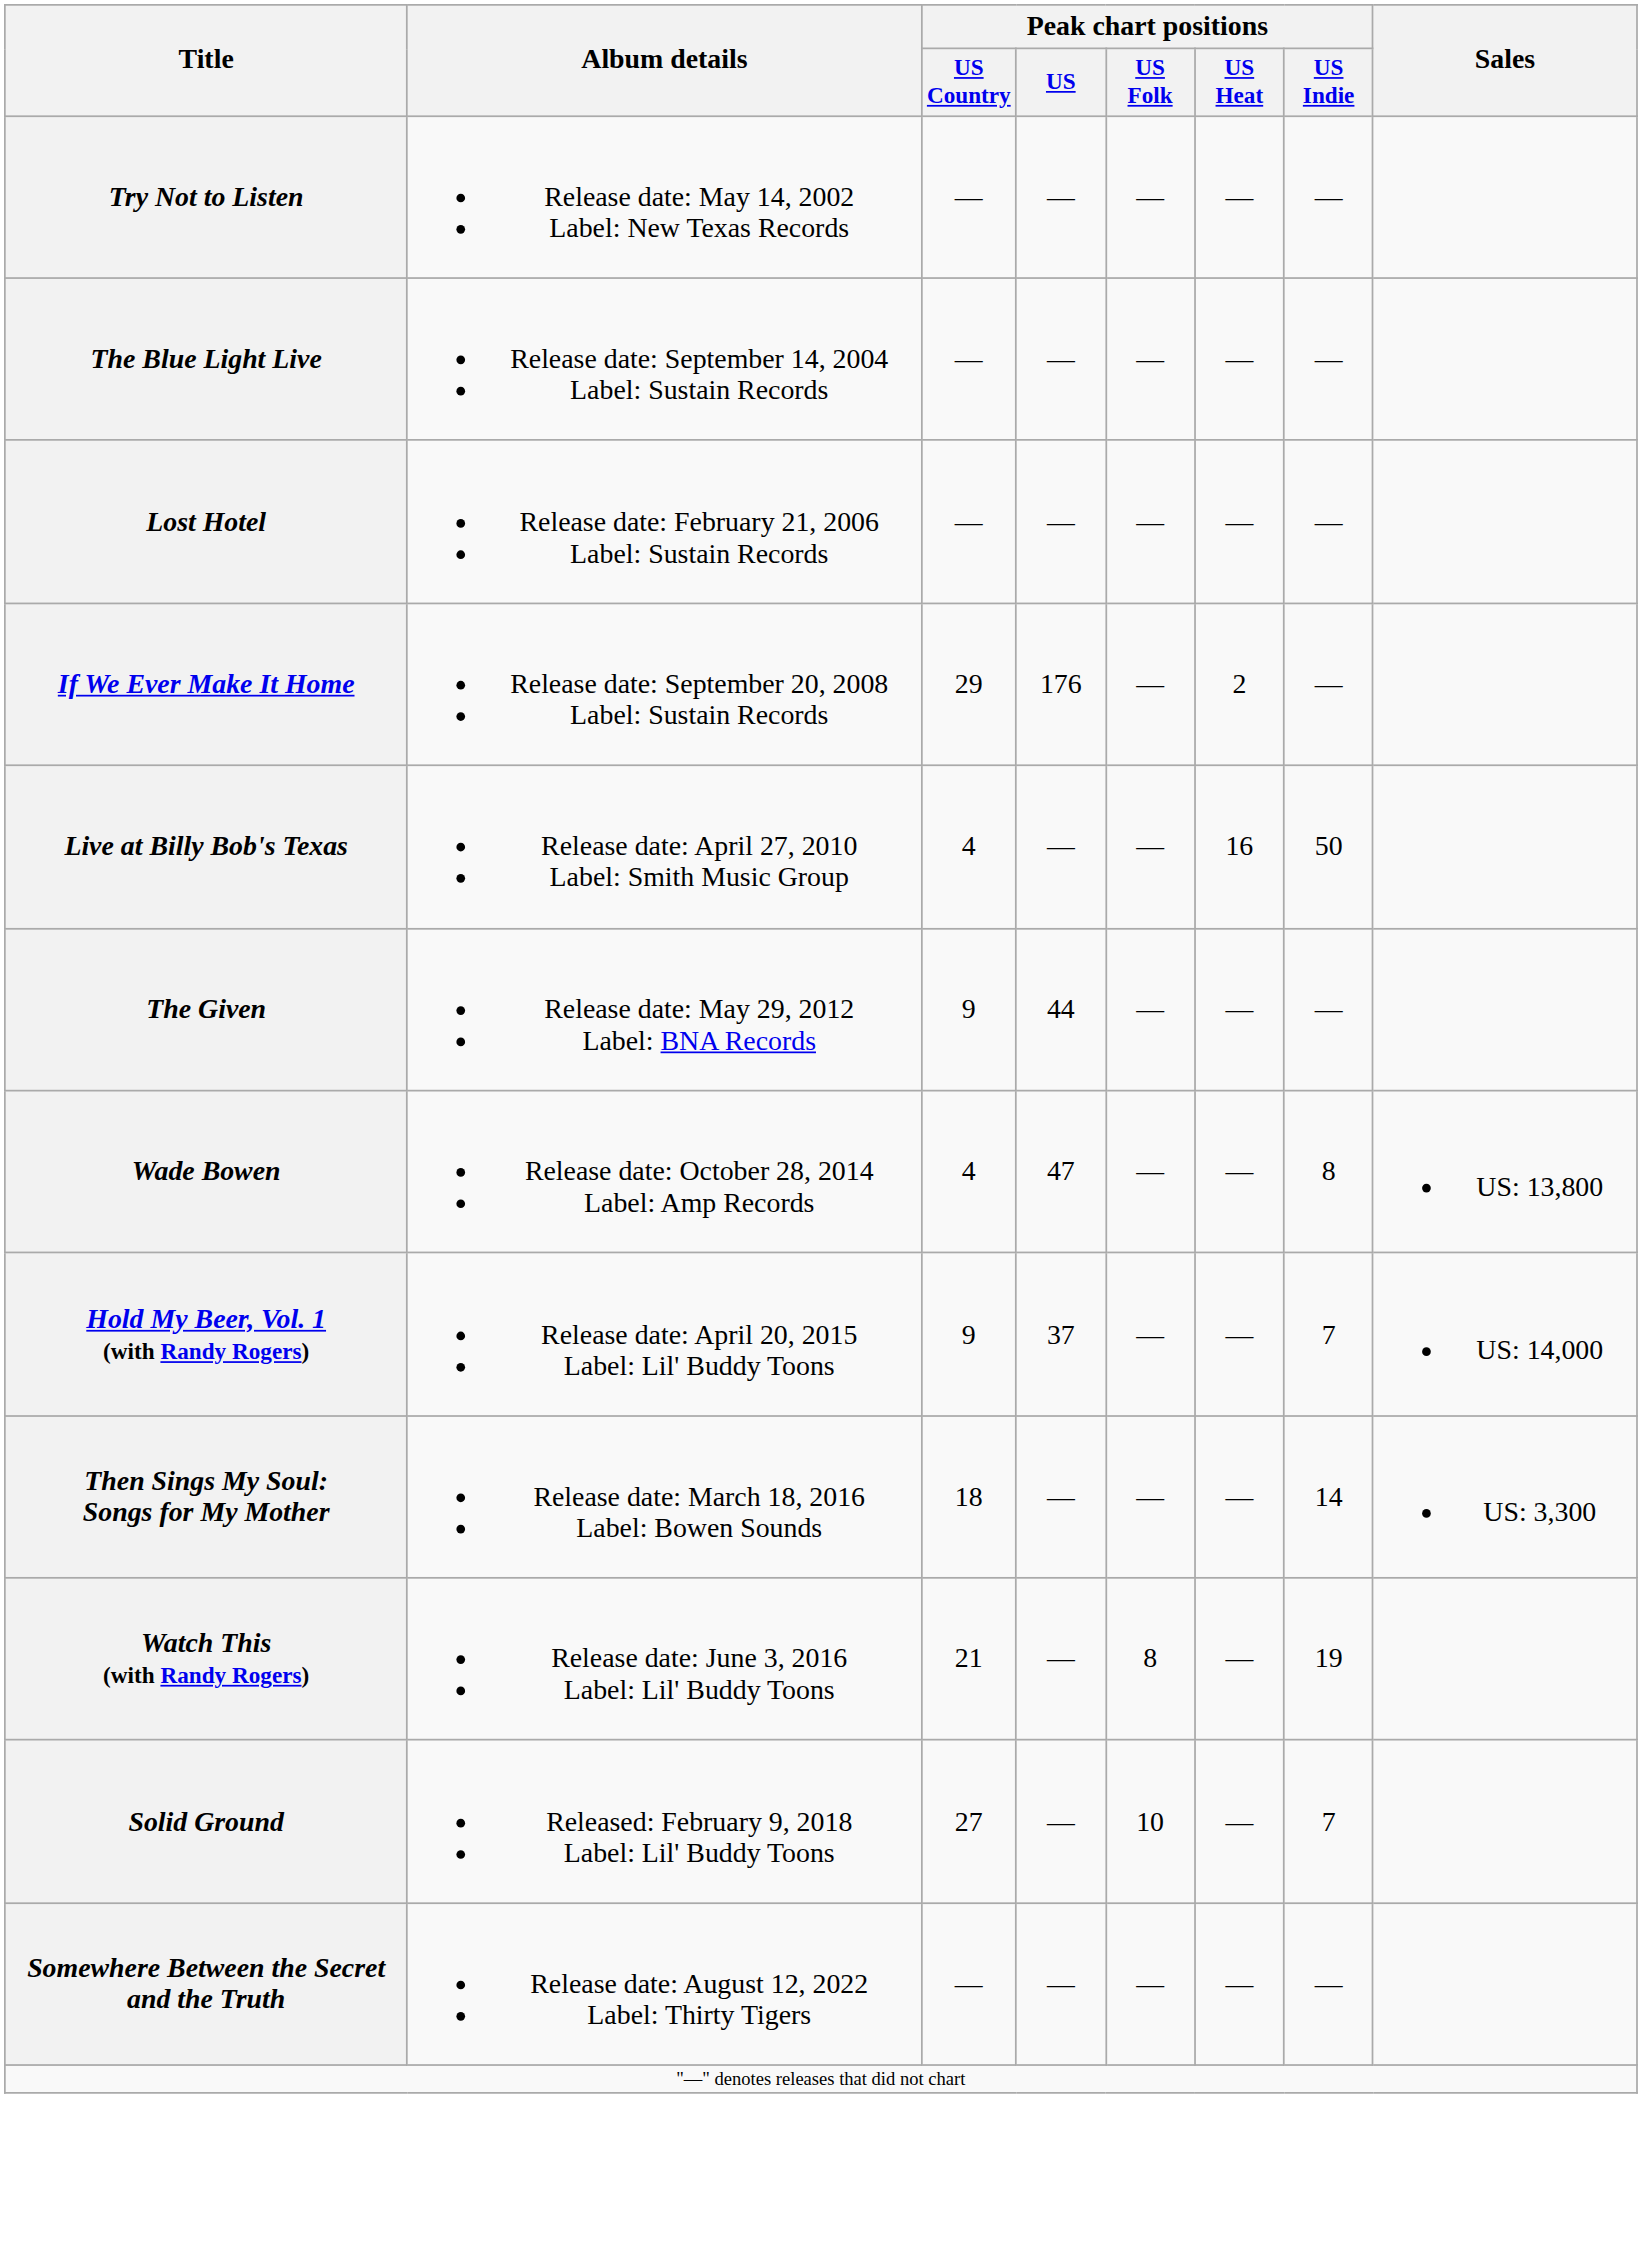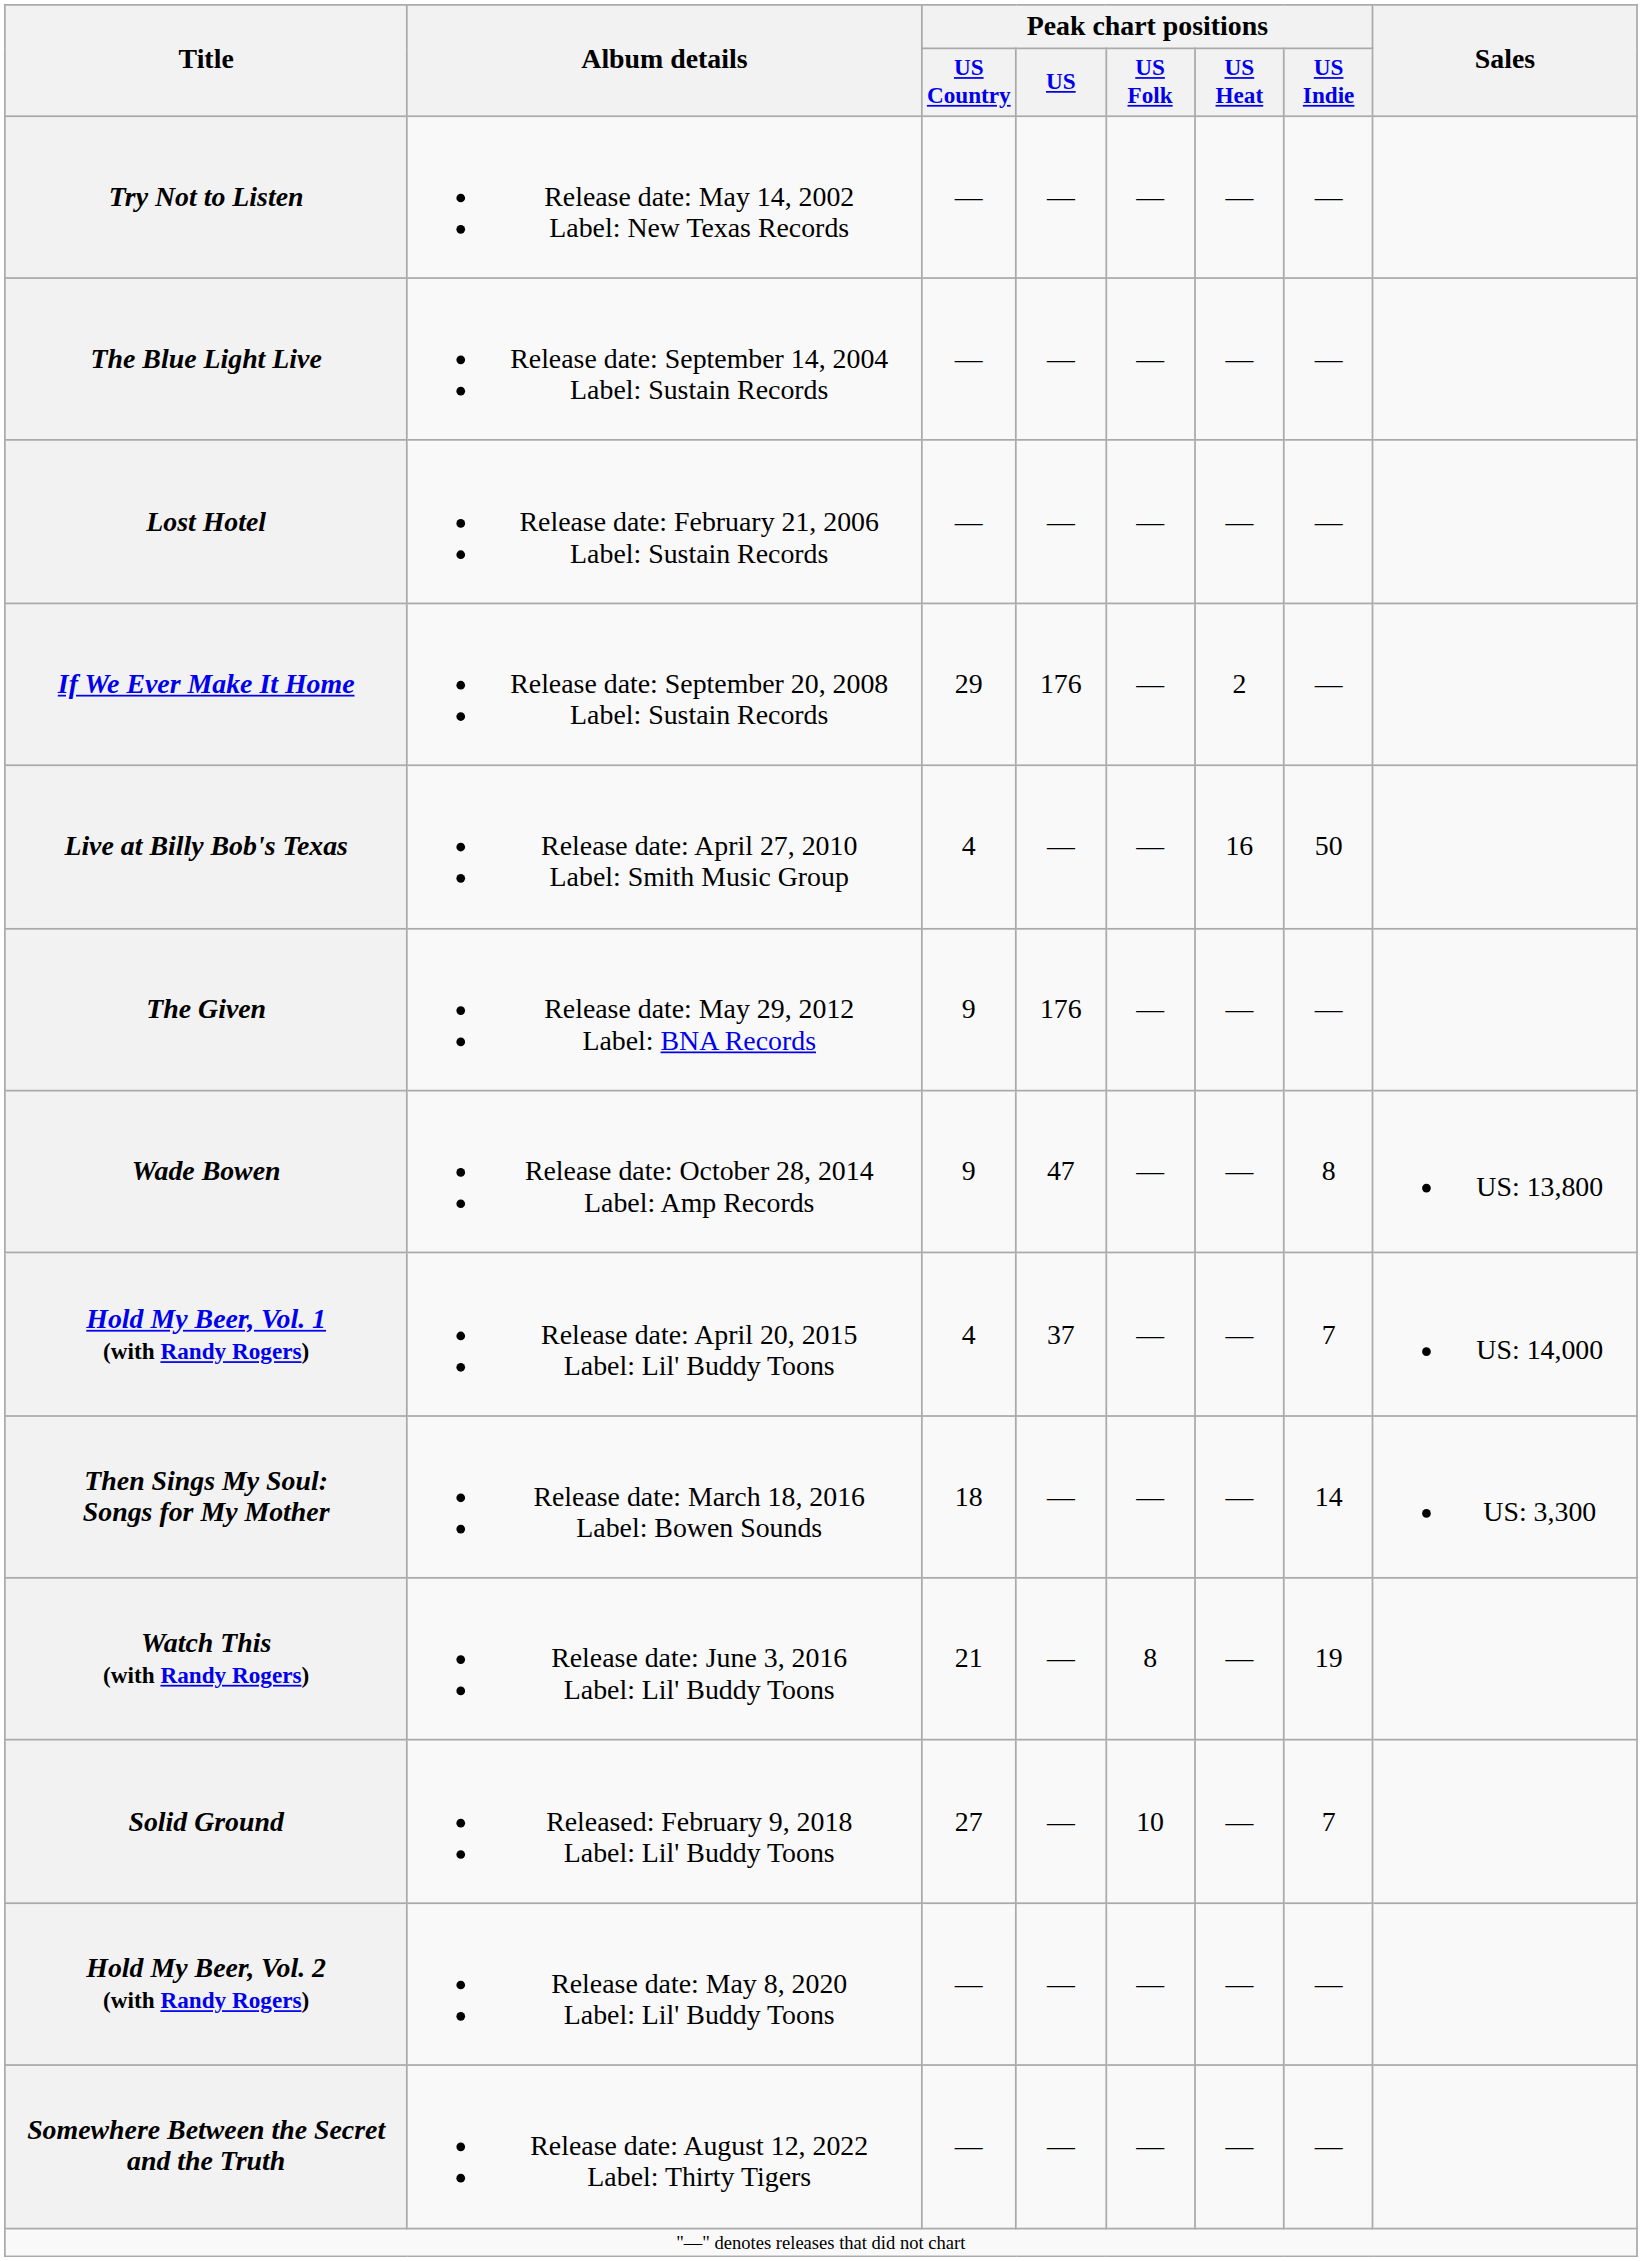(1061, 1008) 44 -> (1061, 1008) 176
(969, 1171) 4 -> (969, 1171) 9
(969, 1333) 9 -> (969, 1333) 4
+ row: (206, 1983)
